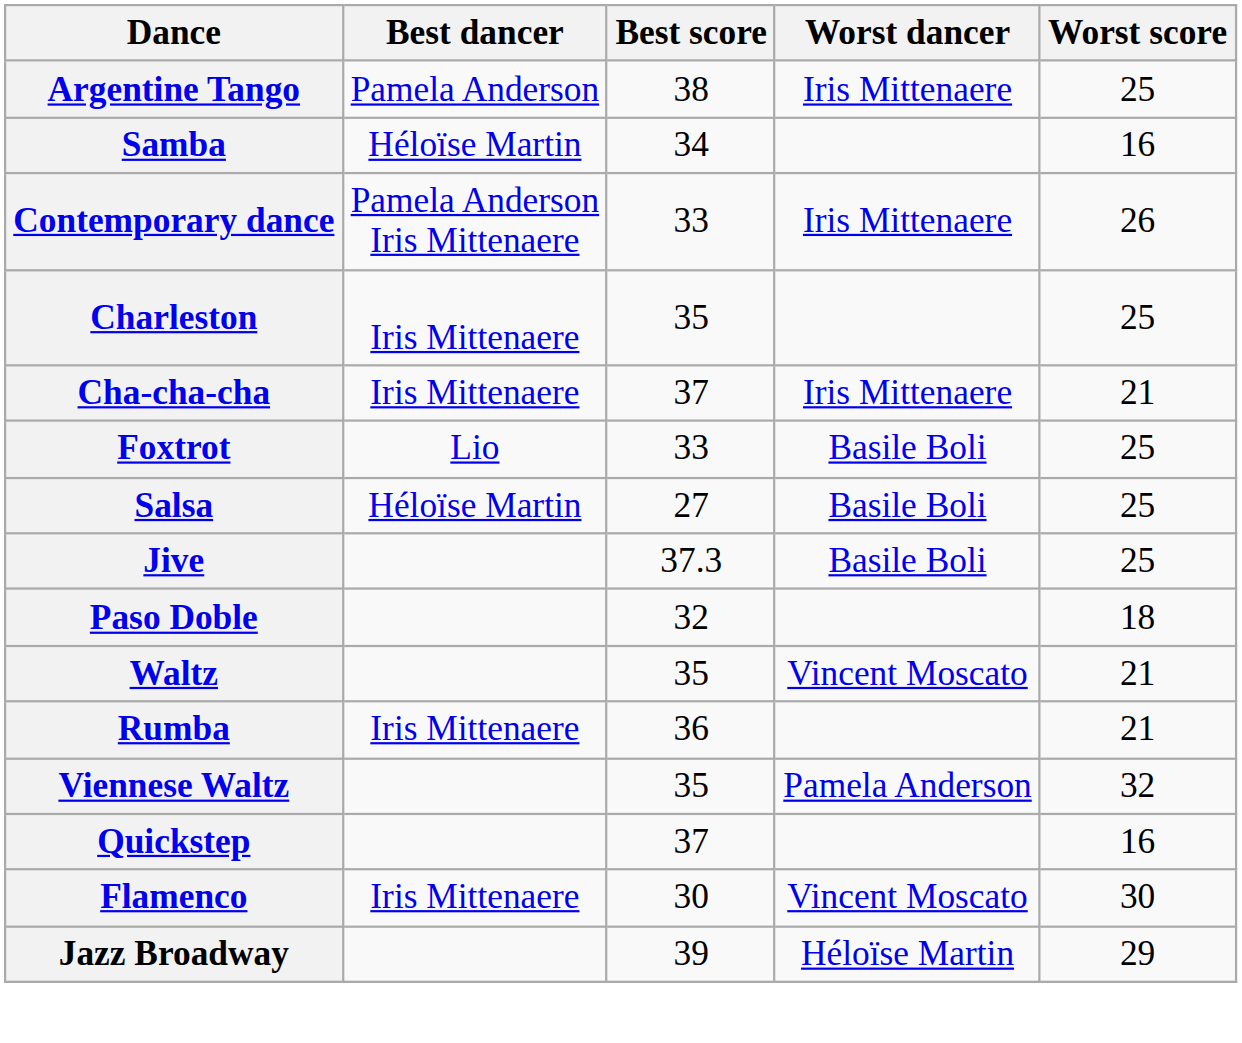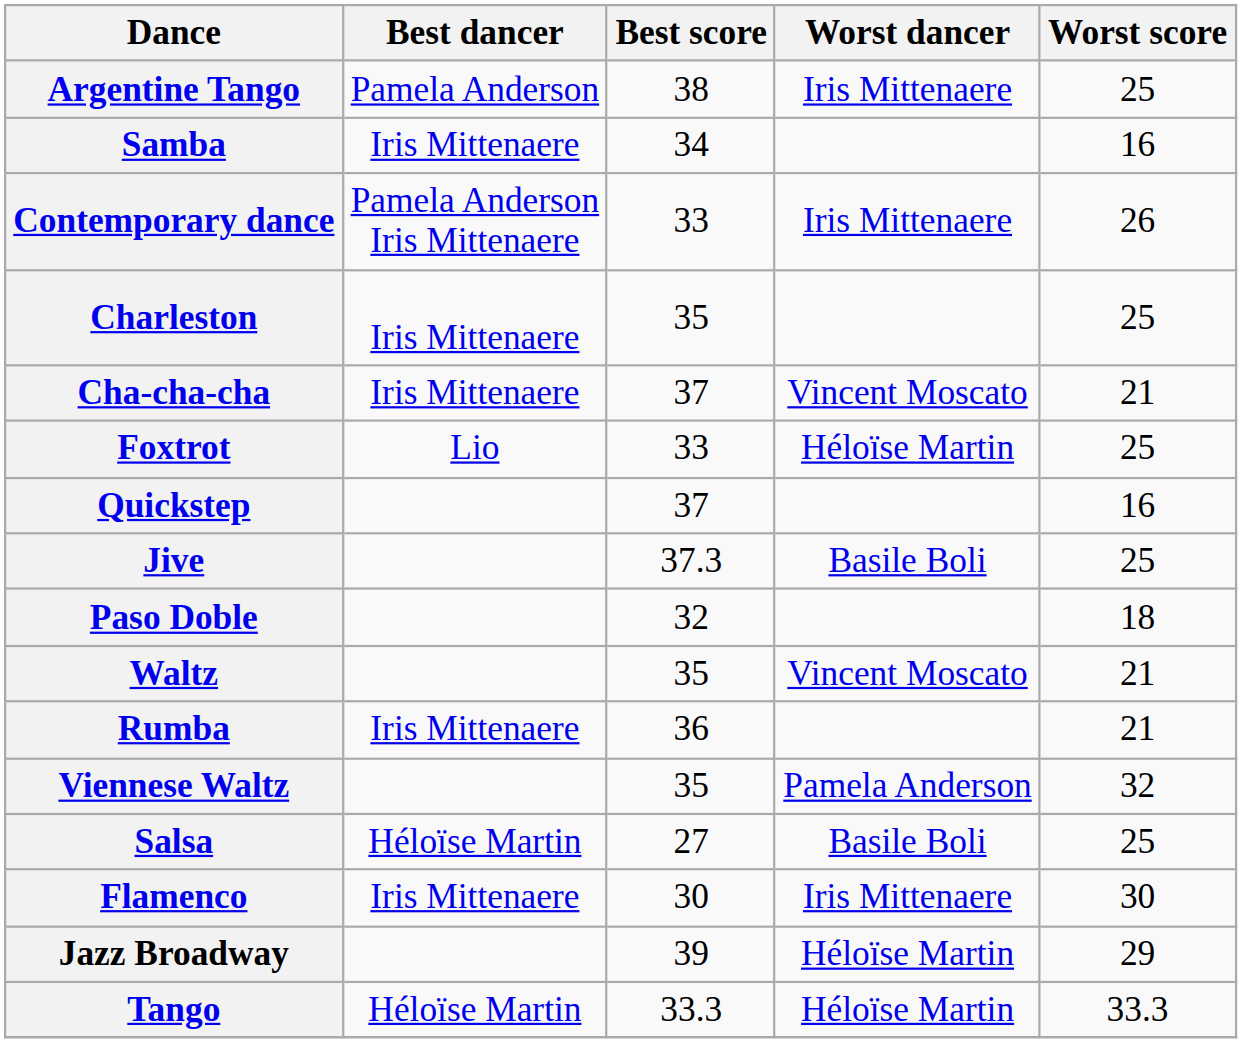(475, 144) Héloïse Martin -> (475, 144) Iris Mittenaere
(908, 392) Iris Mittenaere -> (908, 392) Vincent Moscato
(908, 448) Basile Boli -> (908, 448) Héloïse Martin
rows swapped: (174, 841) <-> (174, 504)
(908, 897) Vincent Moscato -> (908, 897) Iris Mittenaere
+ row: (174, 1009)
